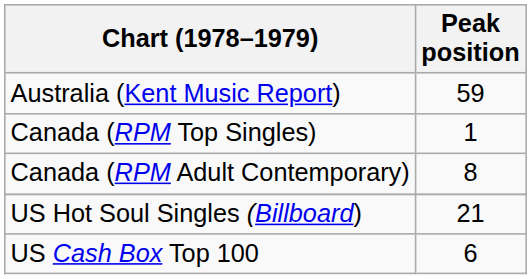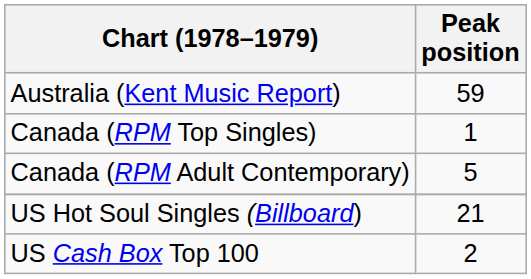(470, 173) 8 -> (470, 173) 5
(470, 253) 6 -> (470, 253) 2
